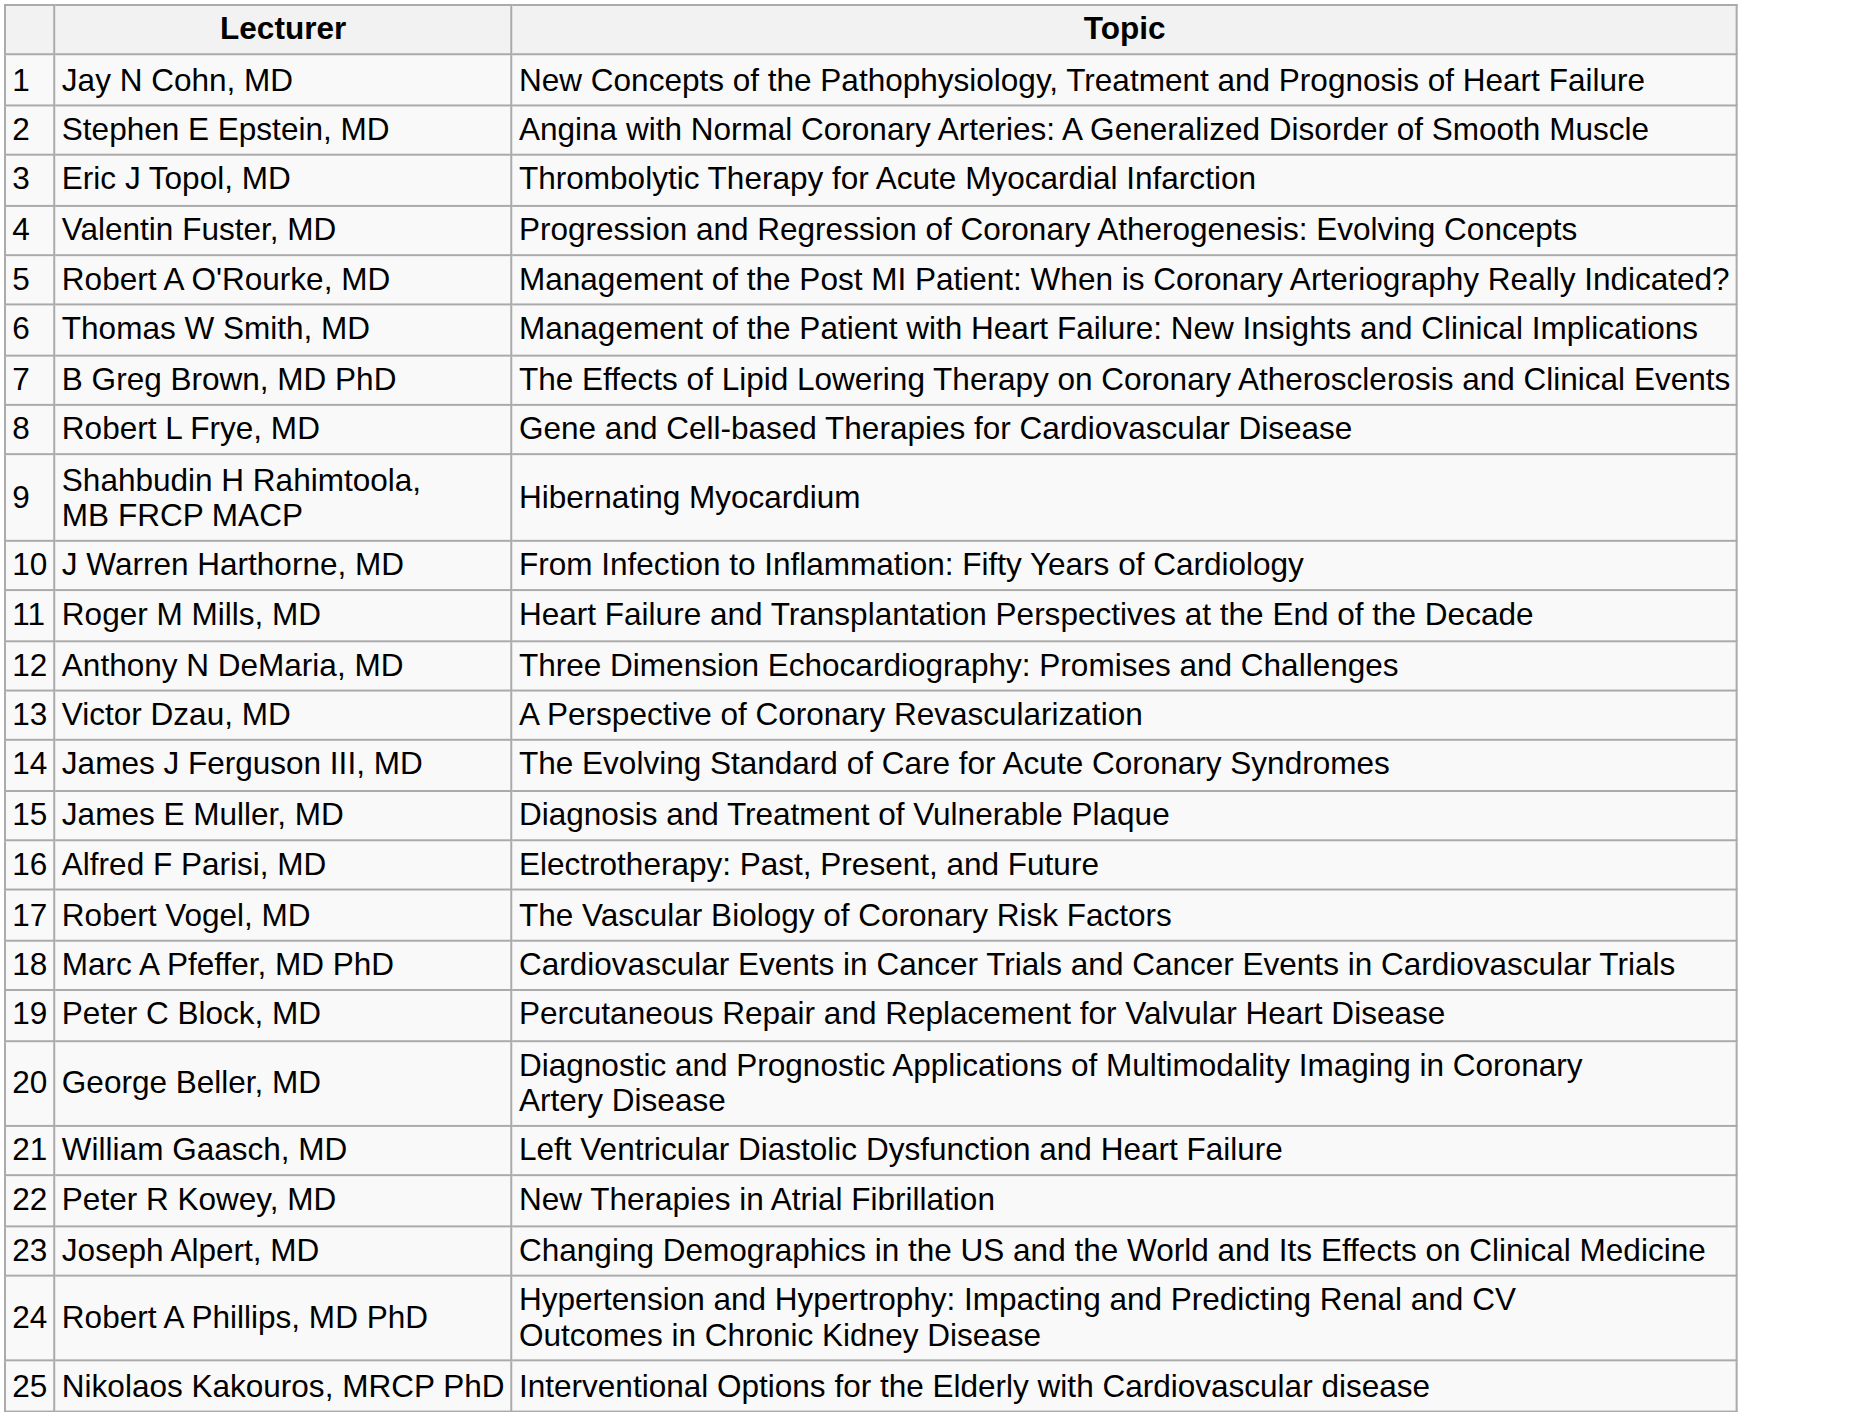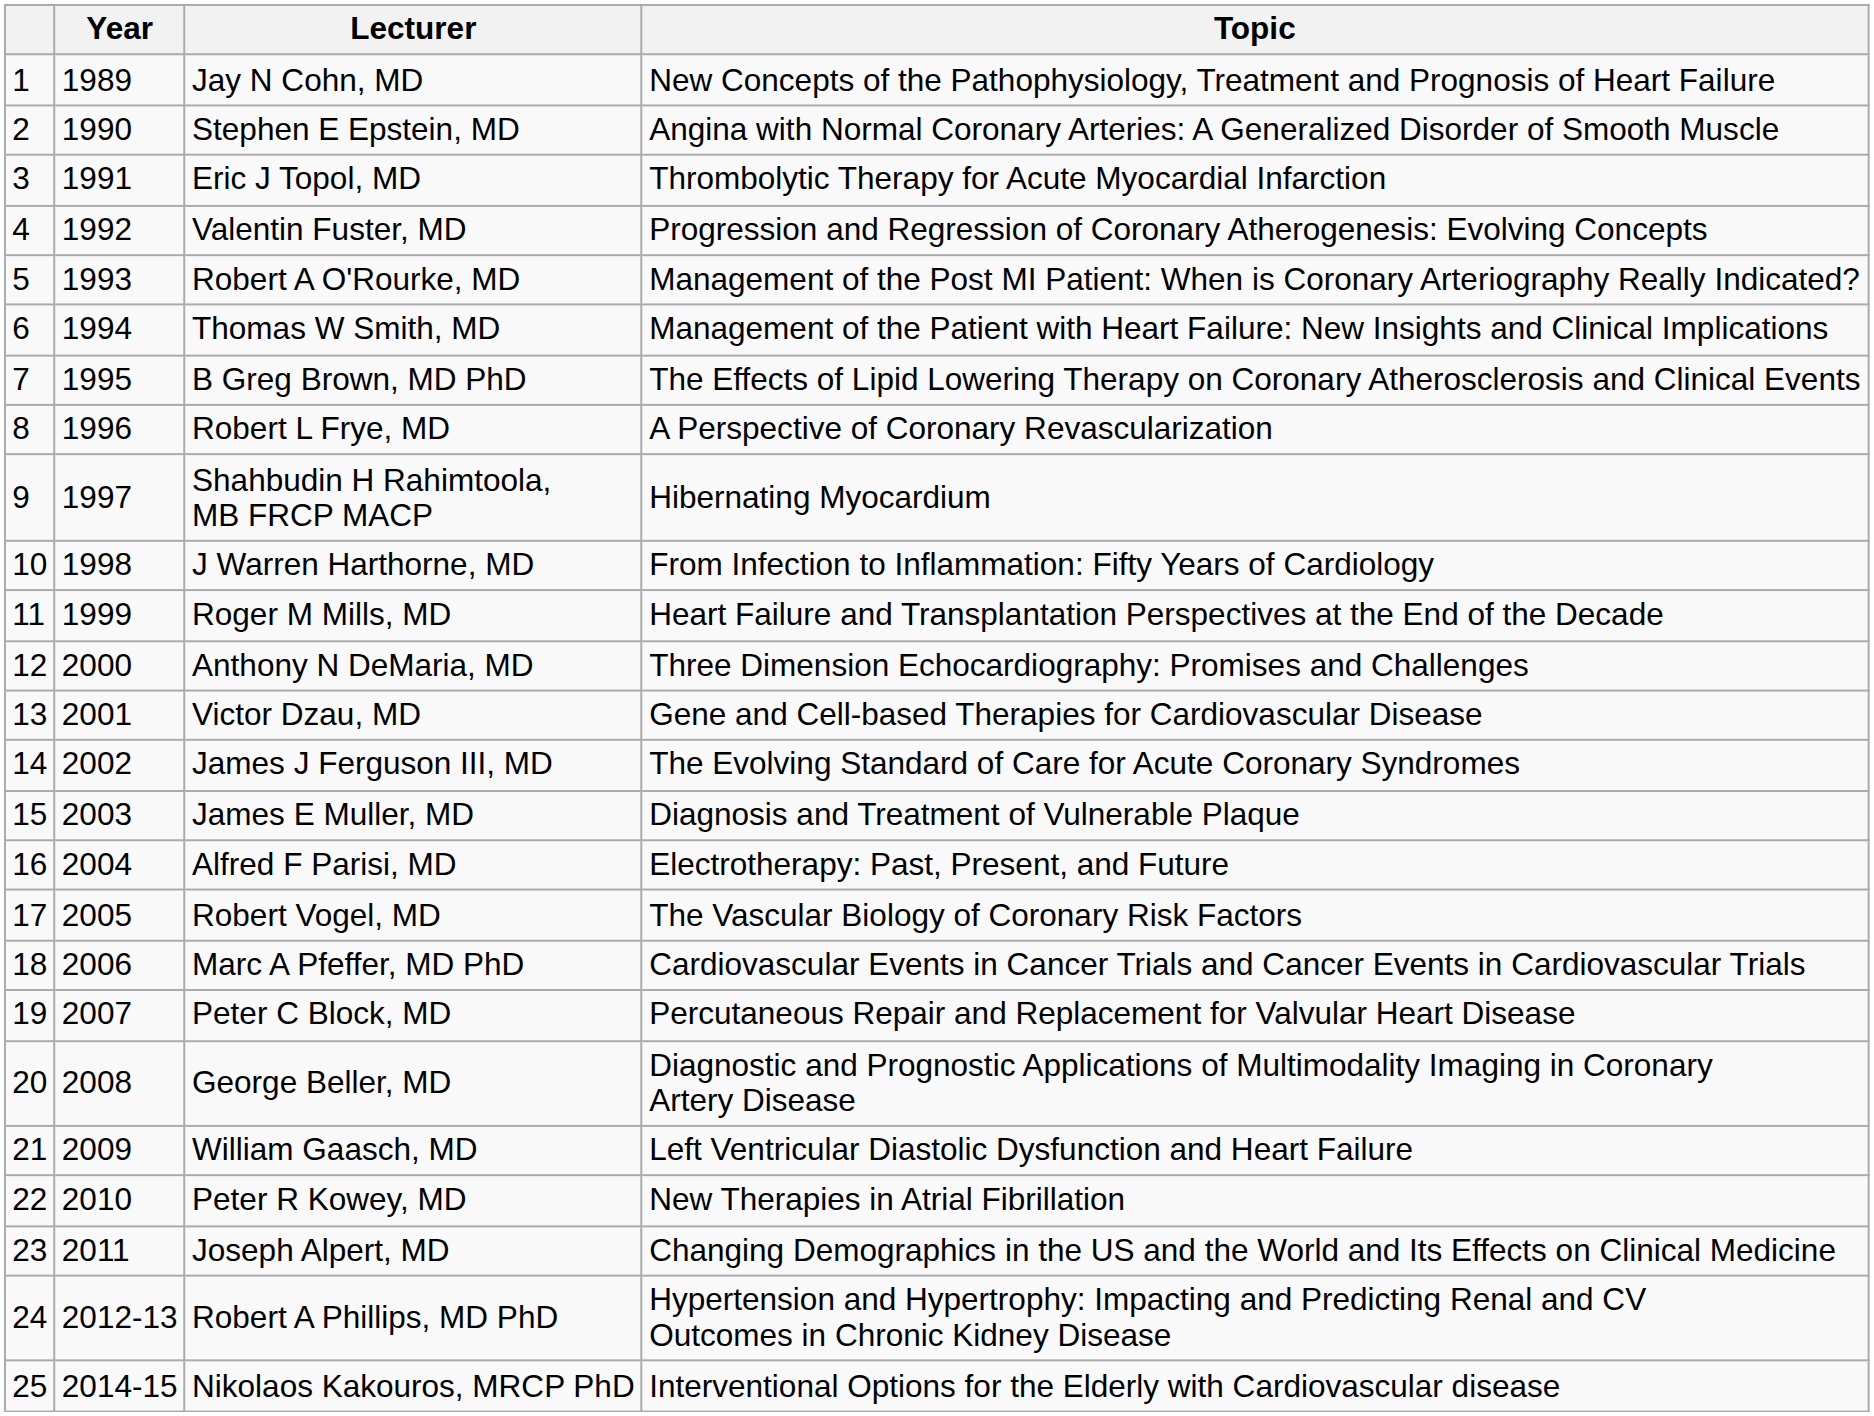+ column: (120, 29)
(936, 429) Gene and Cell-based Therapies for Cardiovascular Disease -> (961, 429) A Perspective of Coronary Revascularization
(831, 714) A Perspective of Coronary Revascularization -> (1066, 714) Gene and Cell-based Therapies for Cardiovascular Disease
